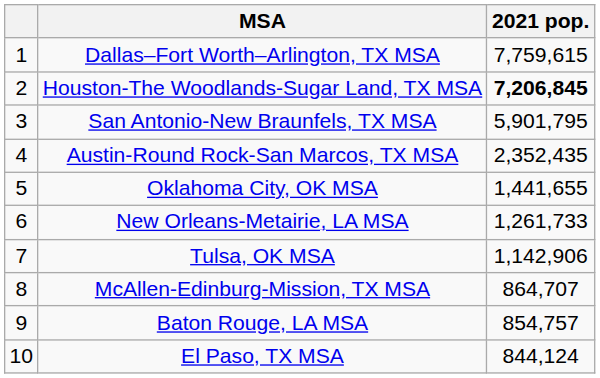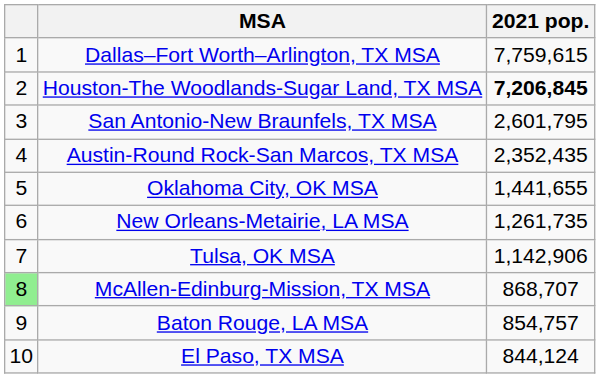(541, 121) 5,901,795 -> (541, 121) 2,601,795
(541, 222) 1,261,733 -> (541, 222) 1,261,735
(21, 289) no background -> (21, 289) lightgreen background
(541, 289) 864,707 -> (541, 289) 868,707
